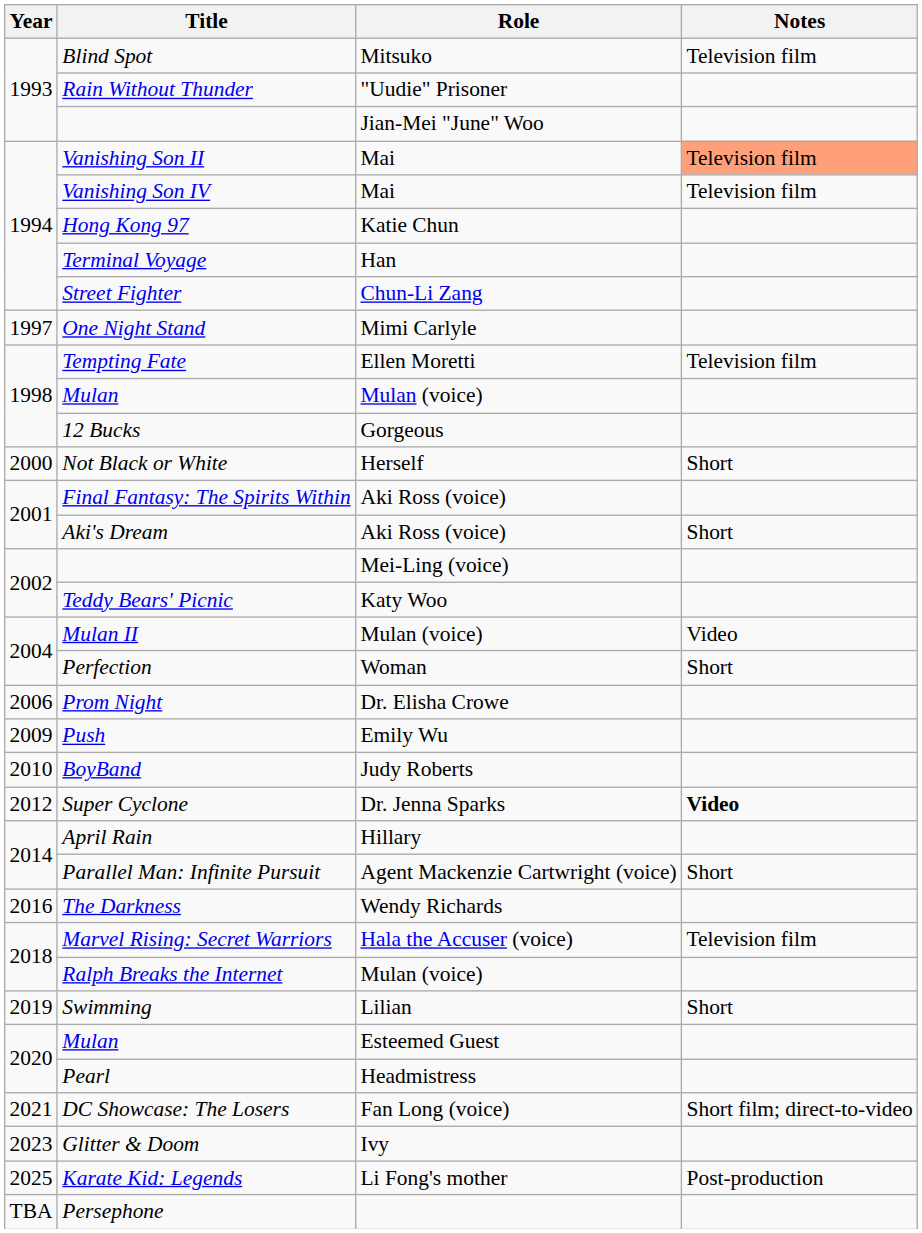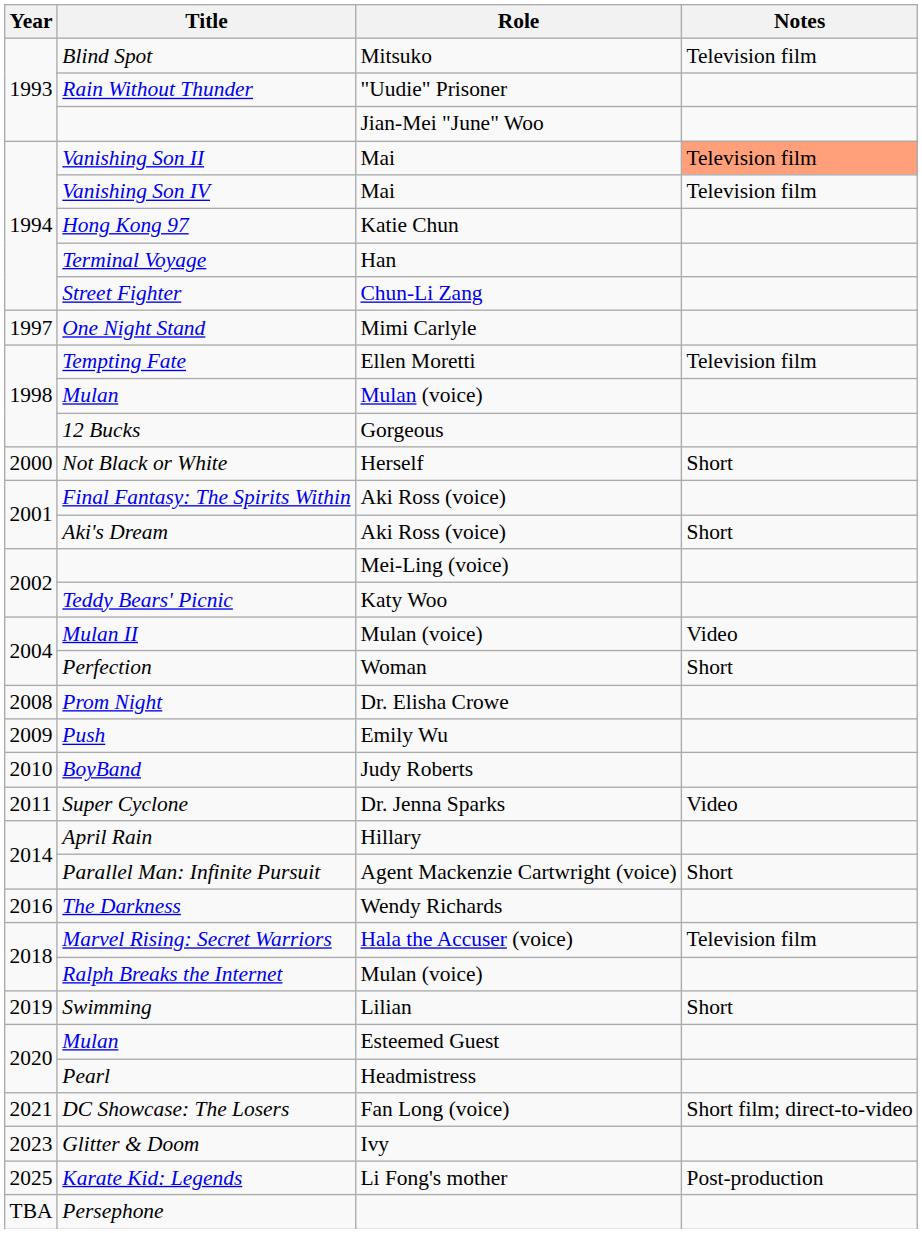(31, 701) 2006 -> (31, 701) 2008
(31, 803) 2012 -> (31, 803) 2011
(713, 803) bold -> (712, 803) normal
